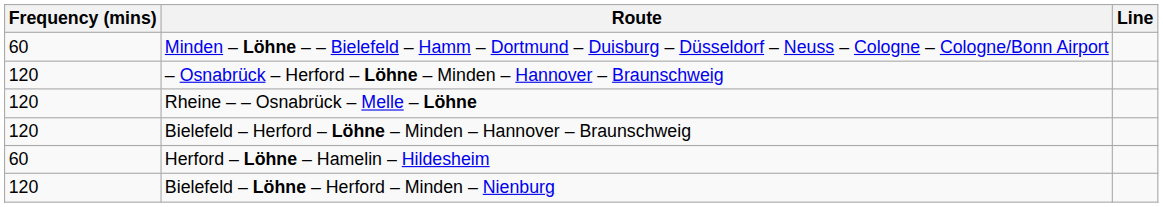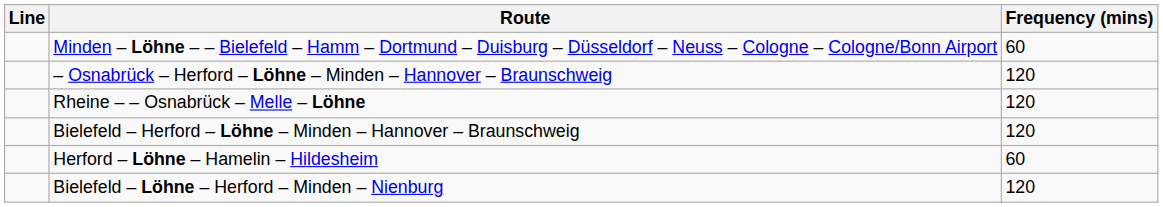columns swapped: (1135, 18) <-> (83, 18)
